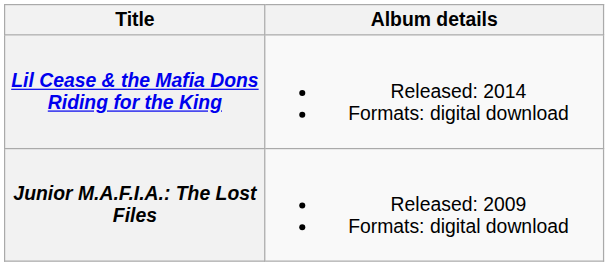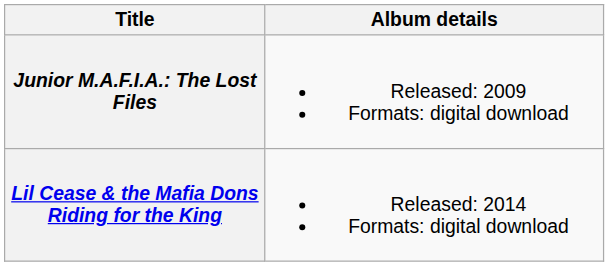rows swapped: (135, 204) <-> (135, 91)
